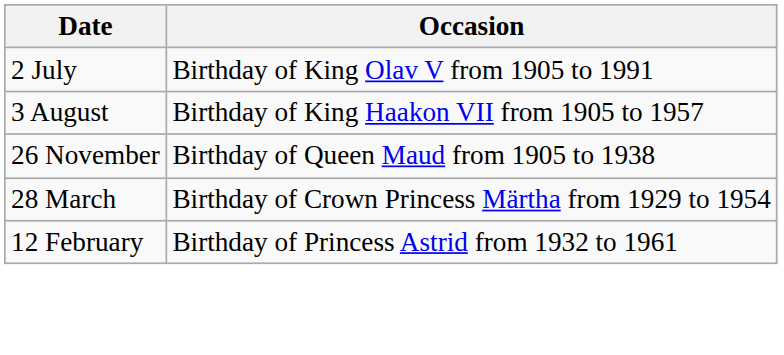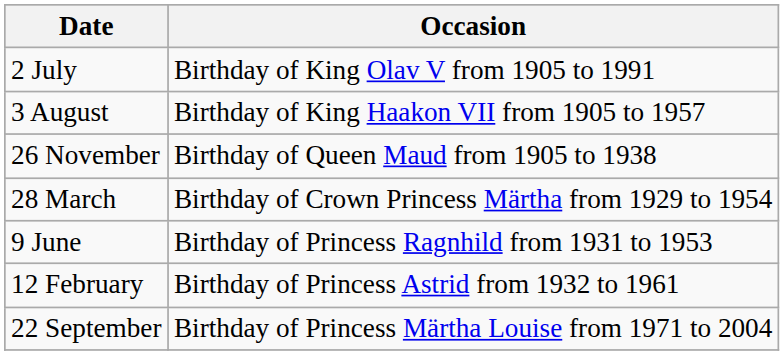+ row: (46, 241)
+ row: (86, 328)
